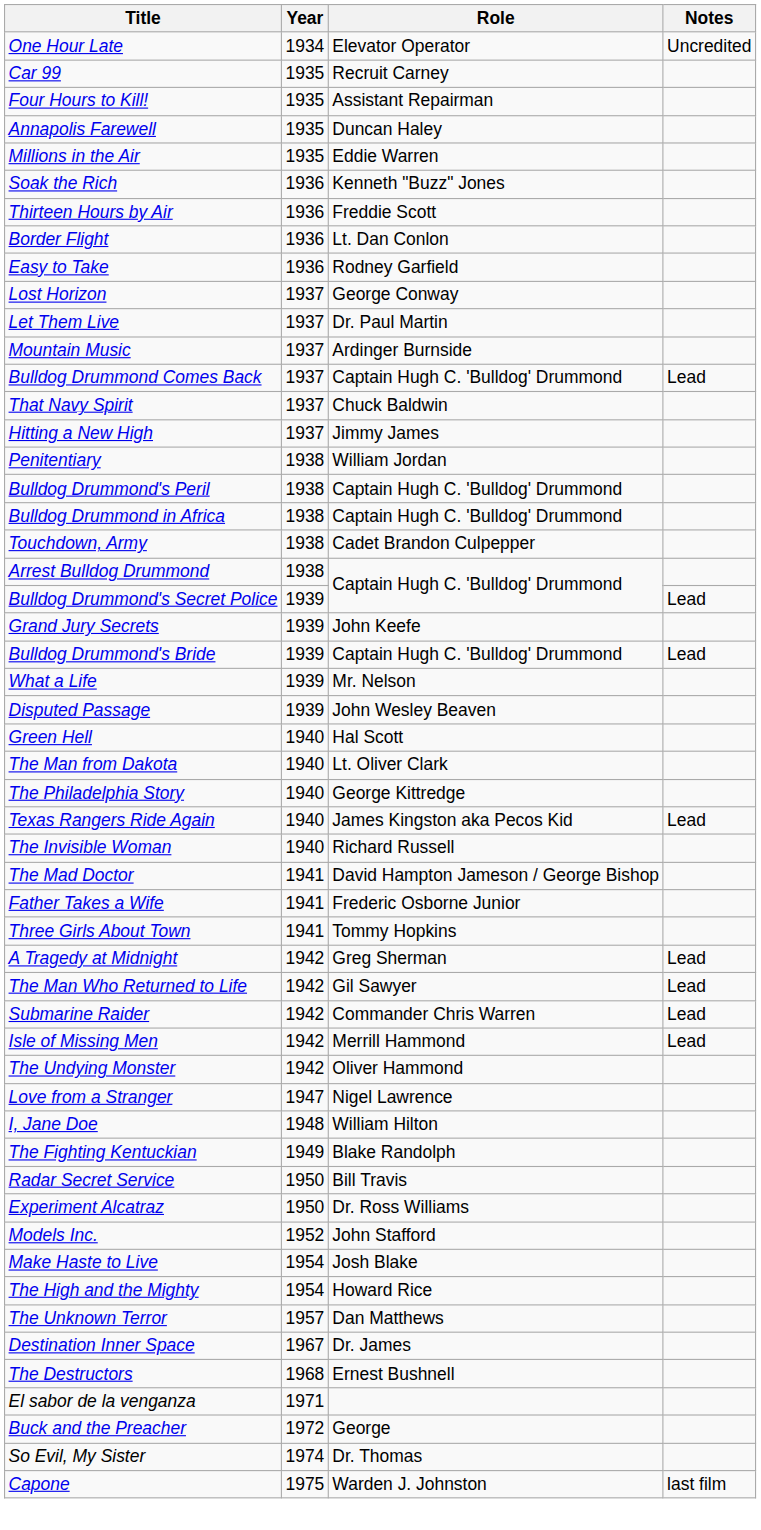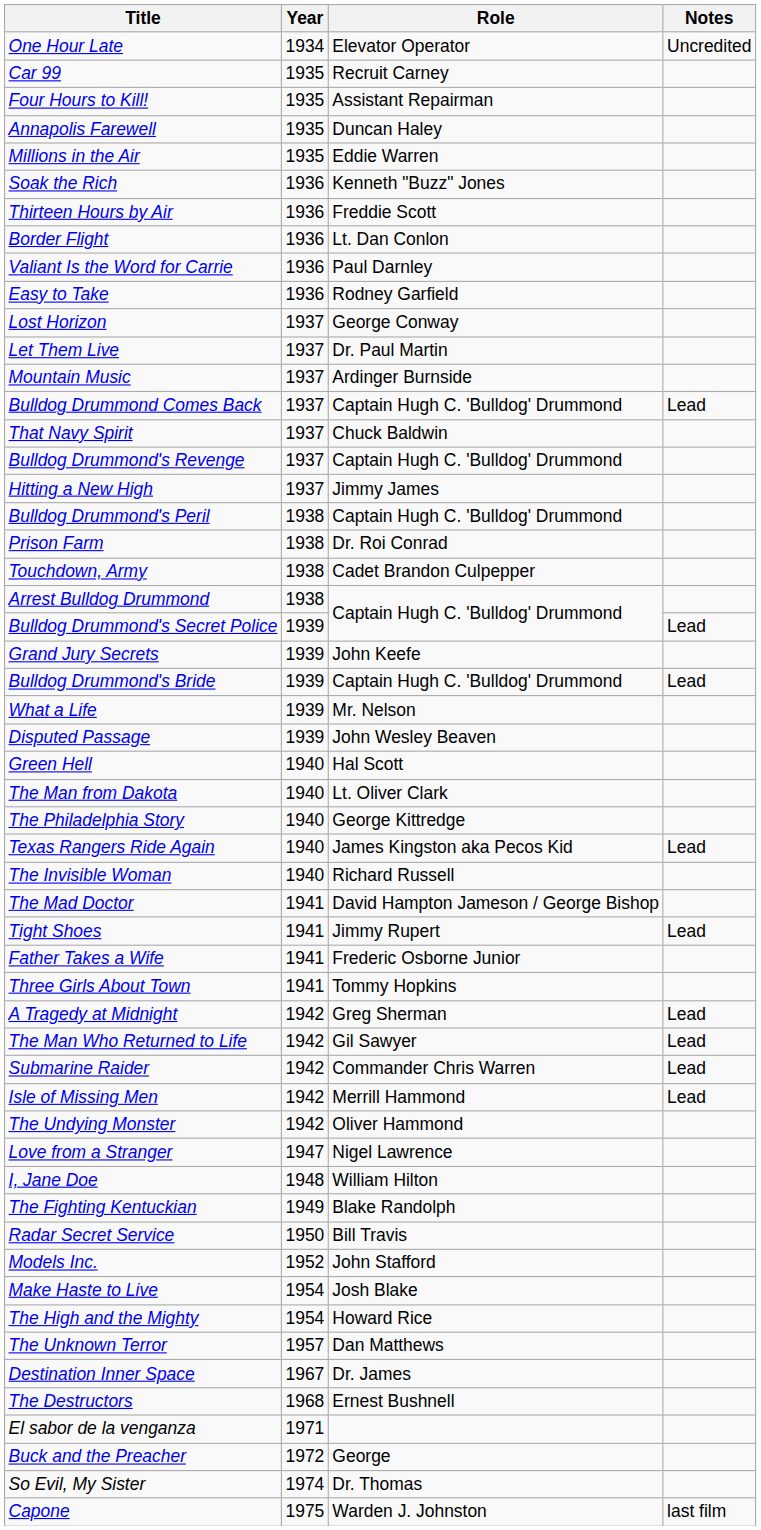+ row: (121, 267)
+ row: (127, 460)
- row: (55, 460)
+ row: (56, 543)
- row: (117, 516)
+ row: (55, 931)
- row: (86, 1207)
